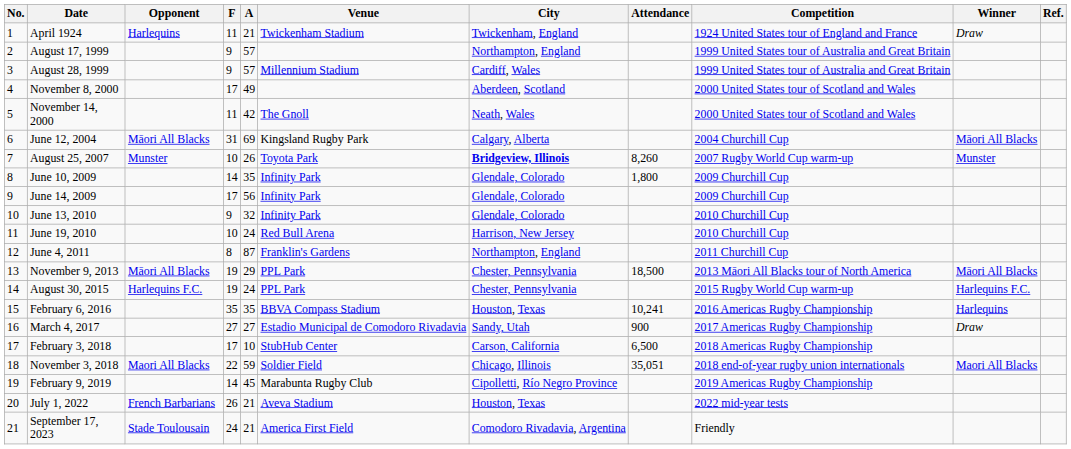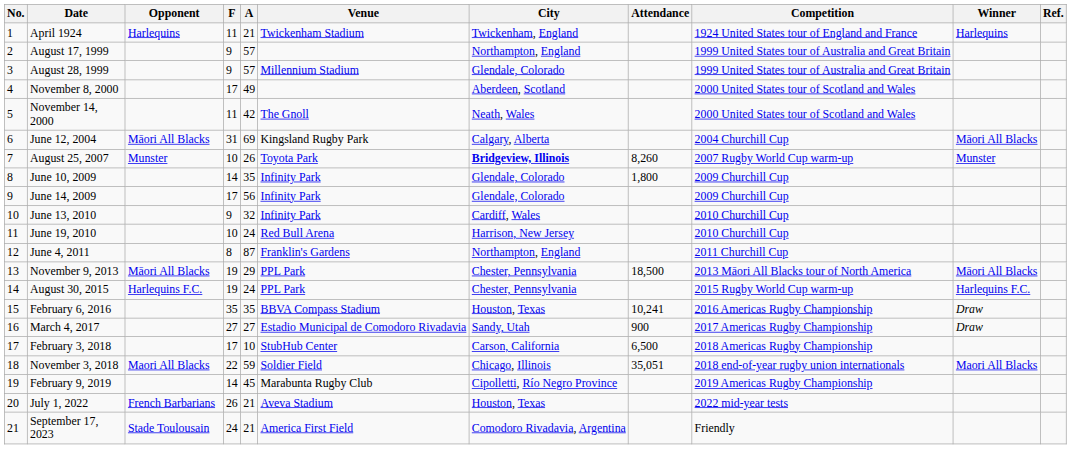(969, 32) Draw -> (982, 32) Harlequins
(506, 70) Cardiff, Wales -> (518, 70) Glendale, Colorado
(518, 214) Glendale, Colorado -> (506, 214) Cardiff, Wales
(982, 308) Harlequins -> (969, 308) Draw
